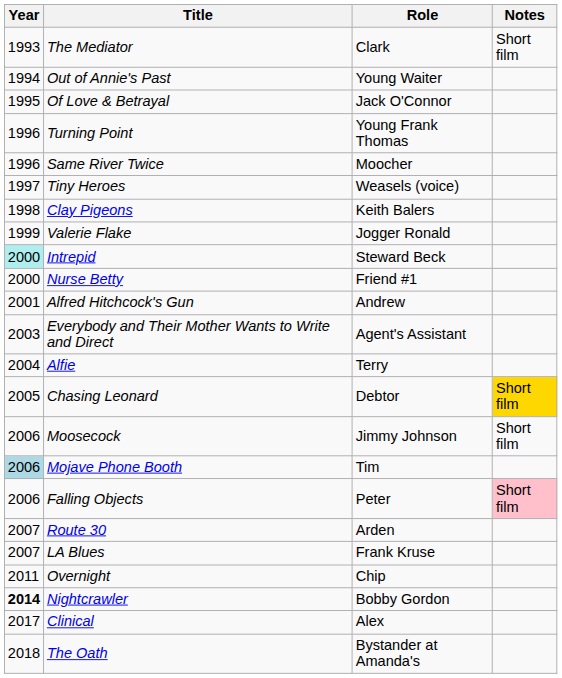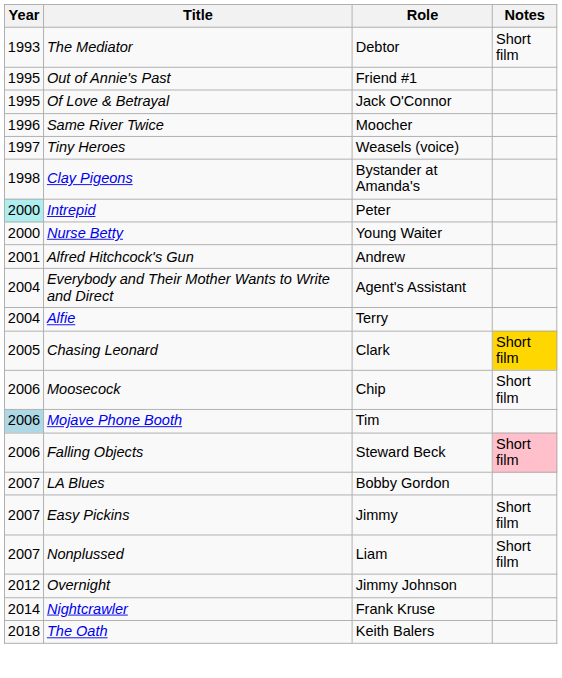(373, 47) Clark -> (378, 47) Debtor
(24, 78) 1994 -> (24, 78) 1995
(399, 78) Young Waiter -> (386, 78) Friend #1
- row: (90, 132)
(395, 210) Keith Balers -> (397, 179) Bystander at Amanda's
- row: (89, 233)
(401, 256) Steward Beck -> (373, 210) Peter
(386, 279) Friend #1 -> (399, 233) Young Waiter
(24, 334) 2003 -> (24, 287) 2004
(378, 396) Debtor -> (373, 350) Clark
(406, 436) Jimmy Johnson -> (371, 389) Chip
(373, 498) Peter -> (401, 452) Steward Beck
- row: (76, 529)
(395, 553) Frank Kruse -> (403, 483) Bobby Gordon
+ row: (88, 515)
+ row: (85, 554)
(23, 576) 2011 -> (24, 585) 2012
(371, 576) Chip -> (406, 585) Jimmy Johnson
(24, 599) bold -> (24, 608) normal
(403, 599) Bobby Gordon -> (395, 608) Frank Kruse
- row: (70, 622)
(397, 653) Bystander at Amanda's -> (395, 632) Keith Balers
